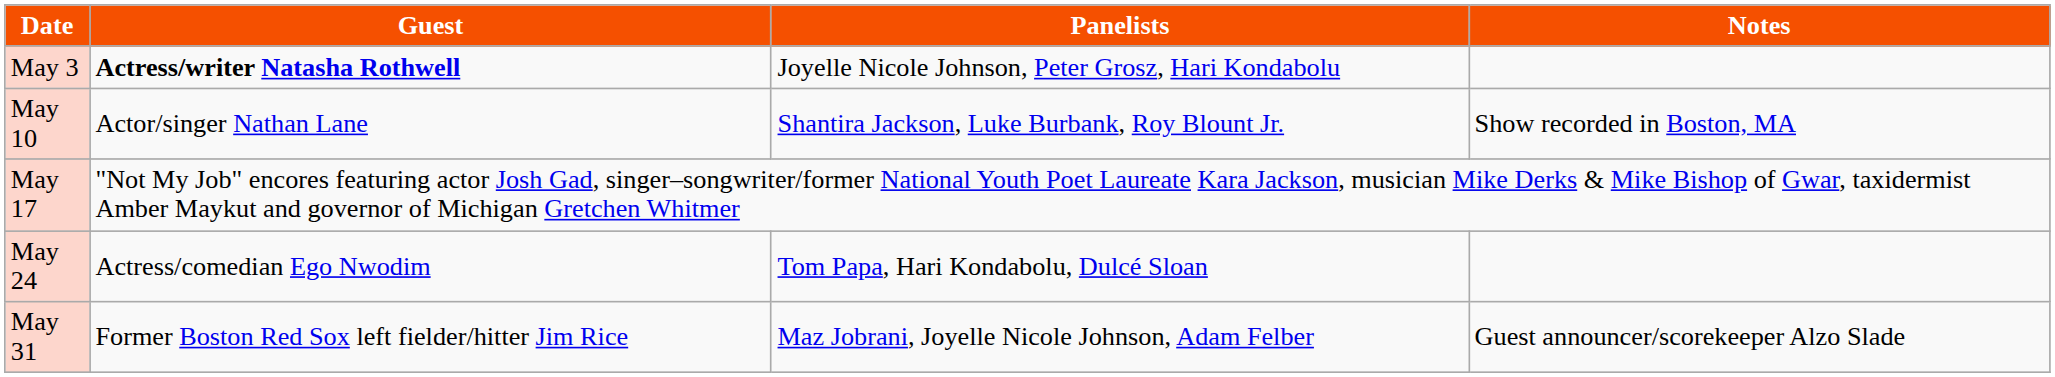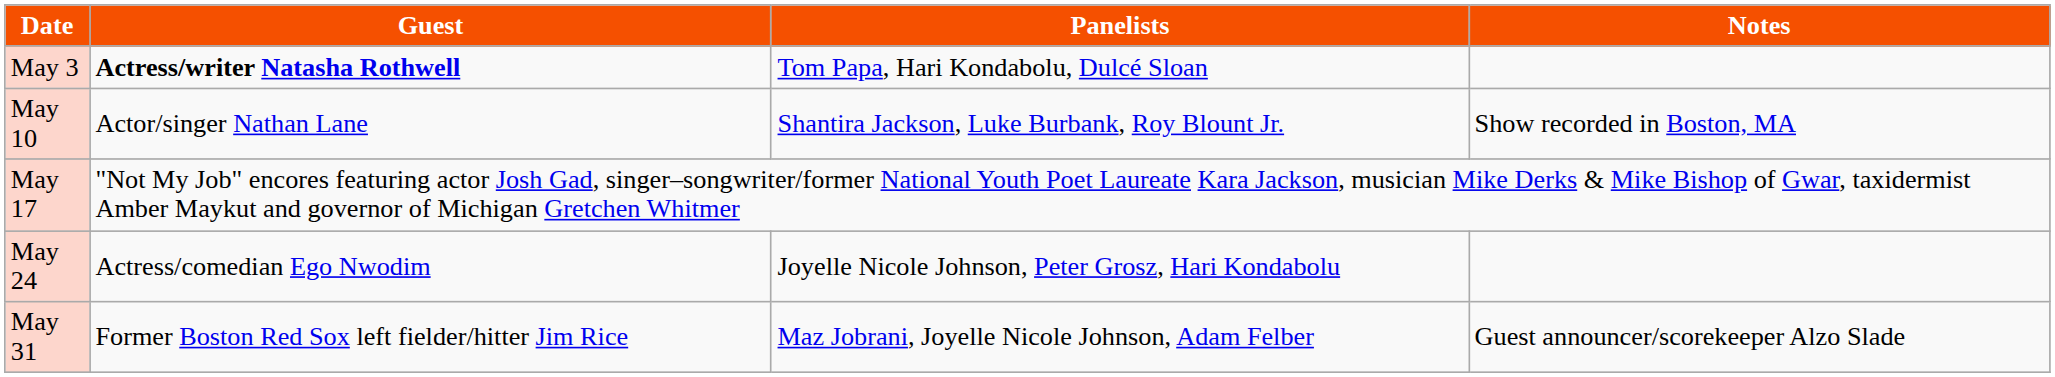(1059, 66) Joyelle Nicole Johnson, Peter Grosz, Hari Kondabolu -> (993, 66) Tom Papa, Hari Kondabolu, Dulcé Sloan
(993, 265) Tom Papa, Hari Kondabolu, Dulcé Sloan -> (1059, 265) Joyelle Nicole Johnson, Peter Grosz, Hari Kondabolu
